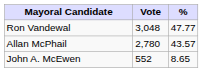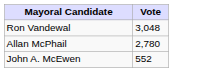- column: (183, 12)
